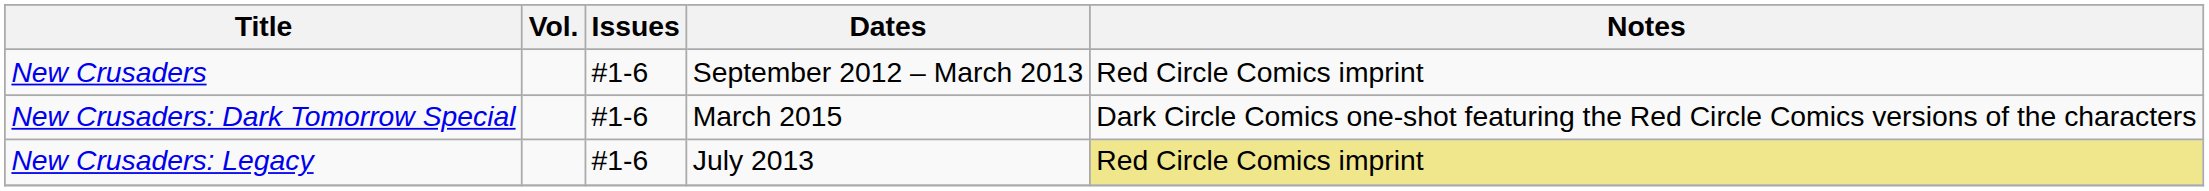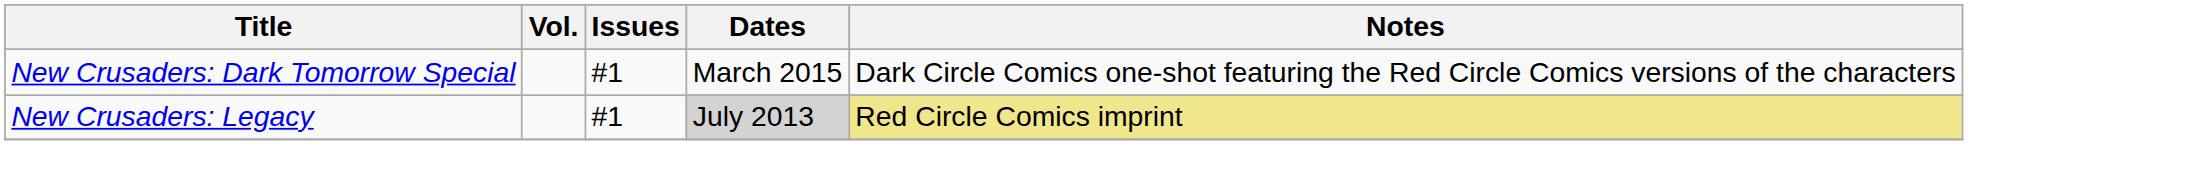- row: (109, 71)
(620, 116) #1-6 -> (607, 71) #1
(620, 161) #1-6 -> (607, 116) #1
(753, 161) no background -> (753, 116) lightgrey background
